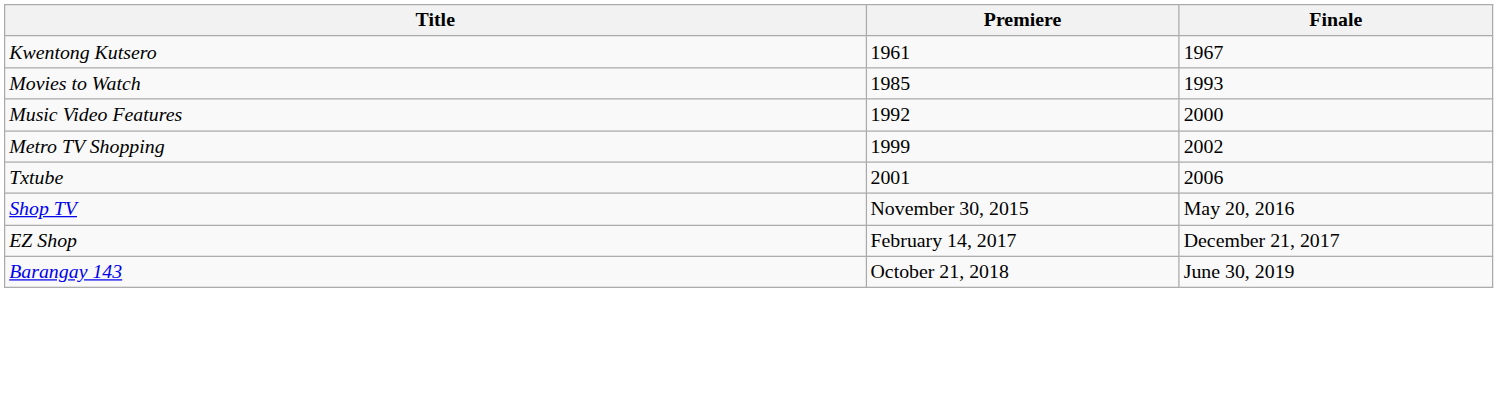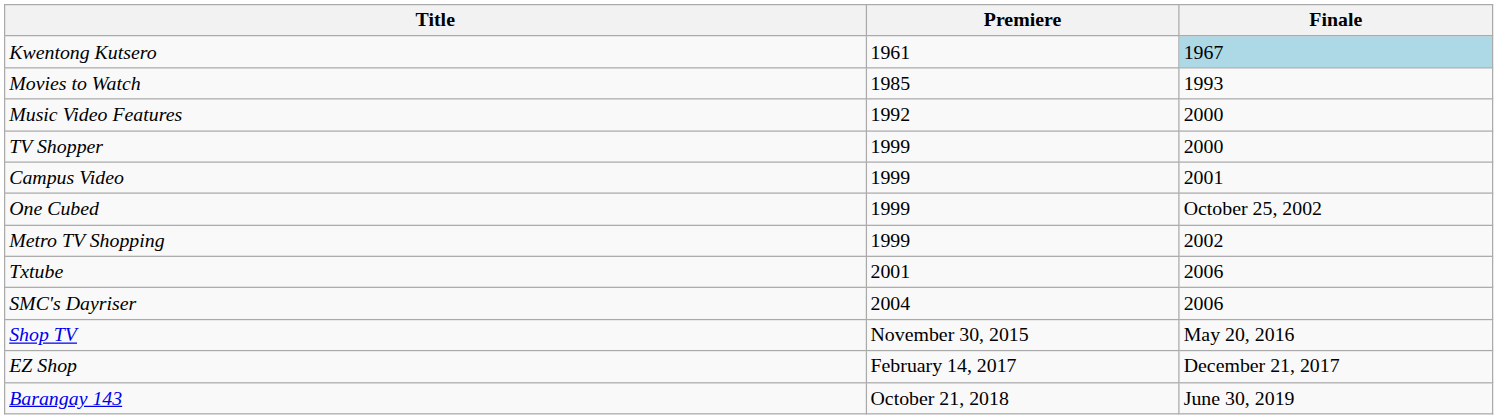(1204, 51) no background -> (1204, 51) lightblue background
+ row: (56, 146)
+ row: (67, 177)
+ row: (54, 209)
+ row: (73, 303)
